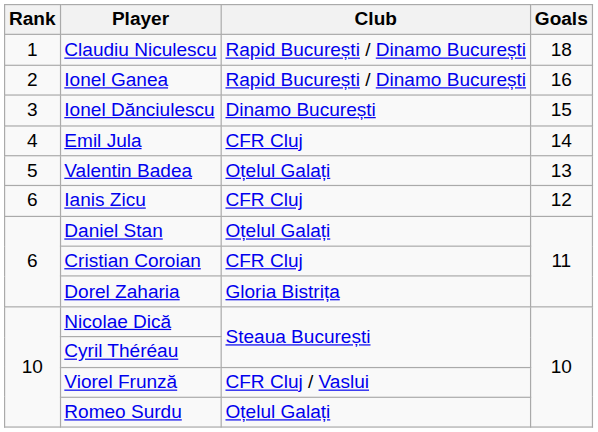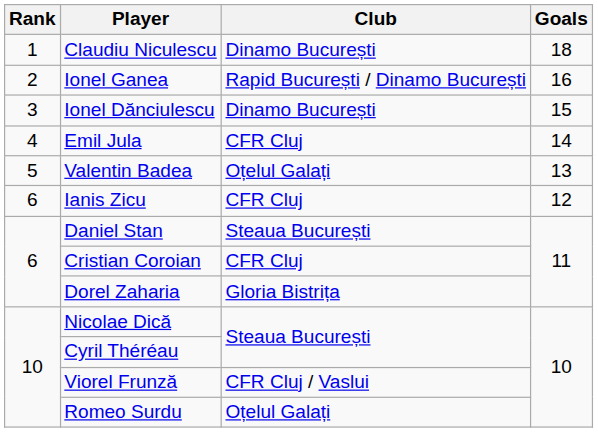(376, 49) Rapid București / Dinamo București -> (301, 49) Dinamo București
(278, 230) Oțelul Galați -> (298, 230) Steaua București
